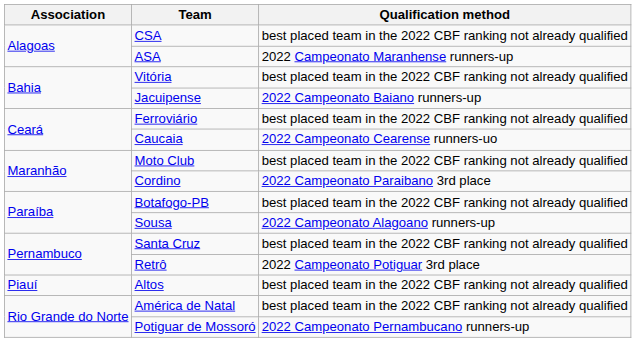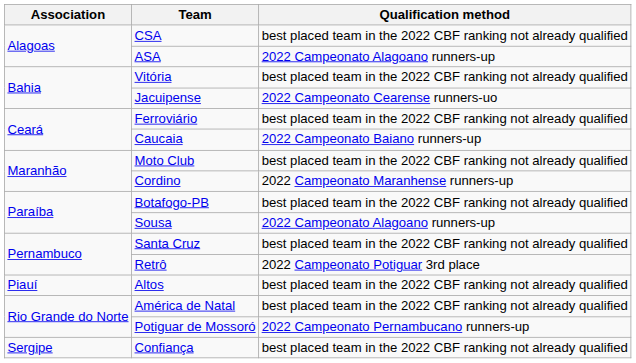(387, 56) 2022 Campeonato Maranhense runners-up -> (378, 56) 2022 Campeonato Alagoano runners-up
(371, 98) 2022 Campeonato Baiano runners-up -> (379, 98) 2022 Campeonato Cearense runners-uo
(379, 139) 2022 Campeonato Cearense runners-uo -> (371, 139) 2022 Campeonato Baiano runners-up
(376, 181) 2022 Campeonato Paraibano 3rd place -> (387, 181) 2022 Campeonato Maranhense runners-up
+ row: (164, 347)
